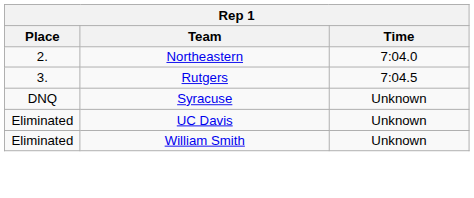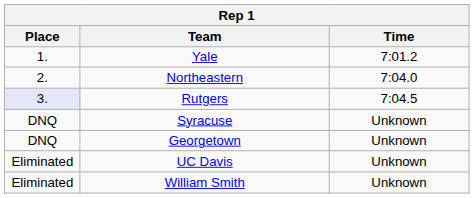+ row: (205, 57)
(42, 78) no background -> (42, 99) lavender background
+ row: (205, 141)
